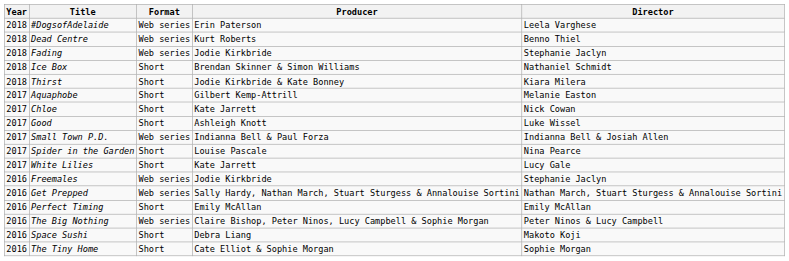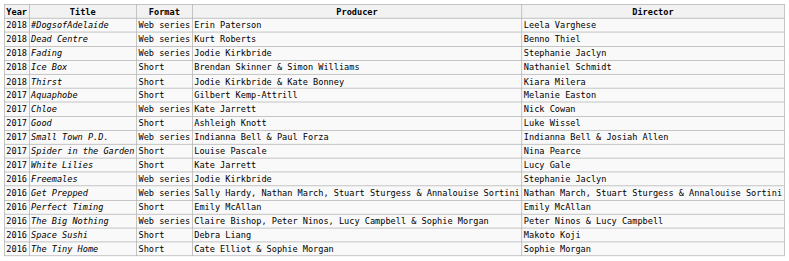(151, 109) Short -> (164, 109) Web series
